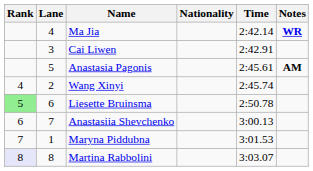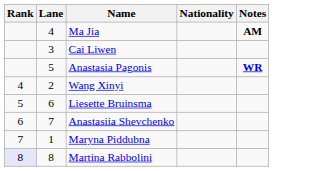- column: (256, 13)
(292, 31) WR -> (253, 31) AM
(292, 67) AM -> (253, 67) WR
(20, 103) lightgreen background -> (20, 103) no background
